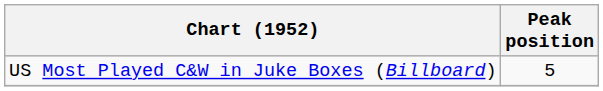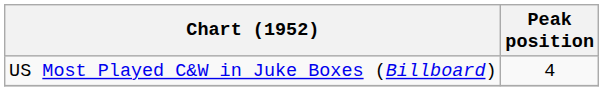(550, 71) 5 -> (550, 71) 4
